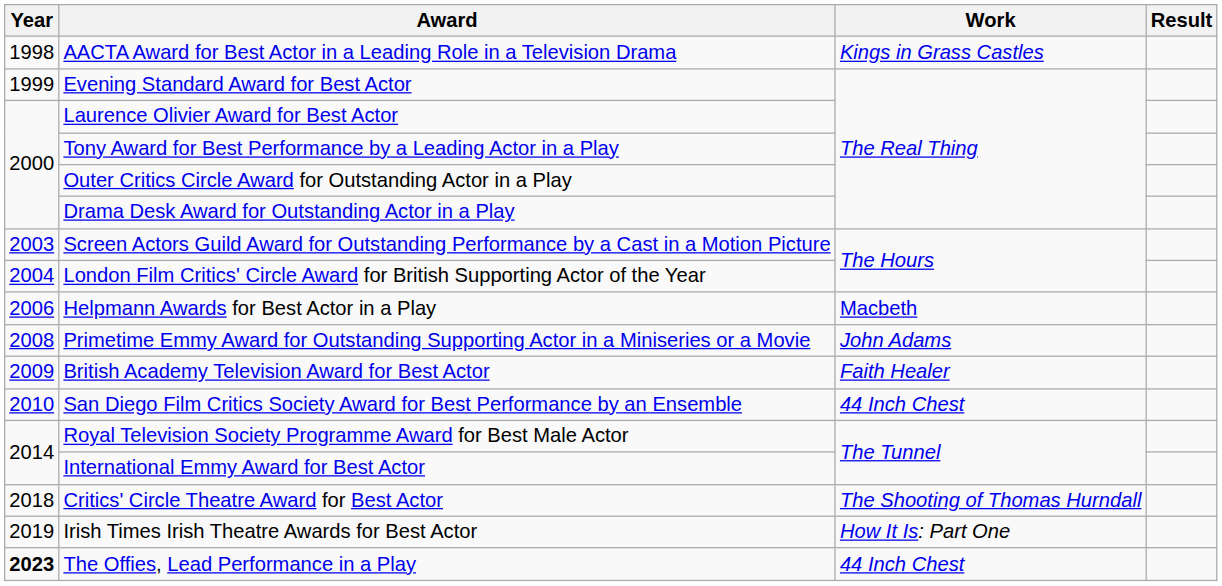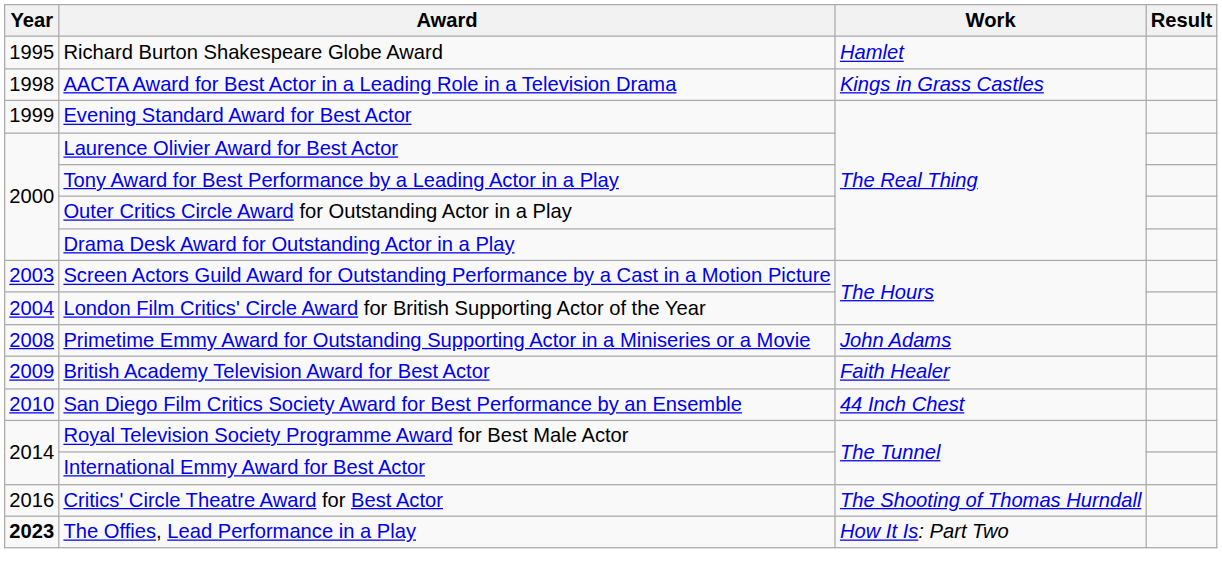+ row: (253, 52)
- row: (250, 308)
(32, 500) 2018 -> (32, 500) 2016
- row: (270, 532)
(902, 564) 44 Inch Chest -> (924, 532) How It Is: Part Two
